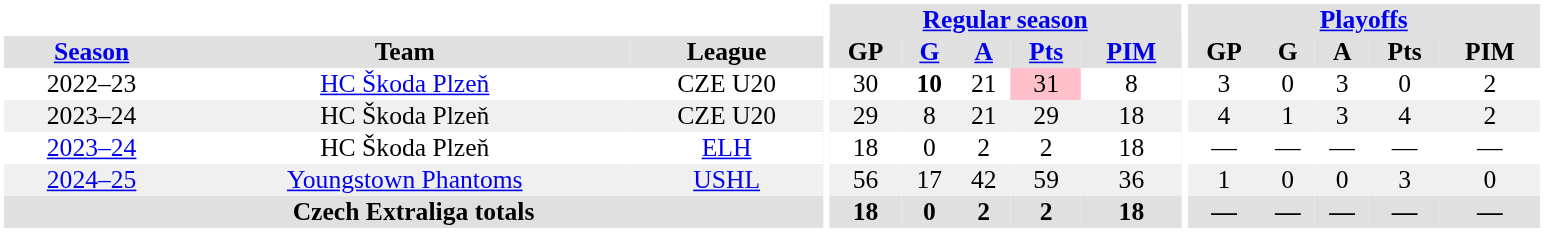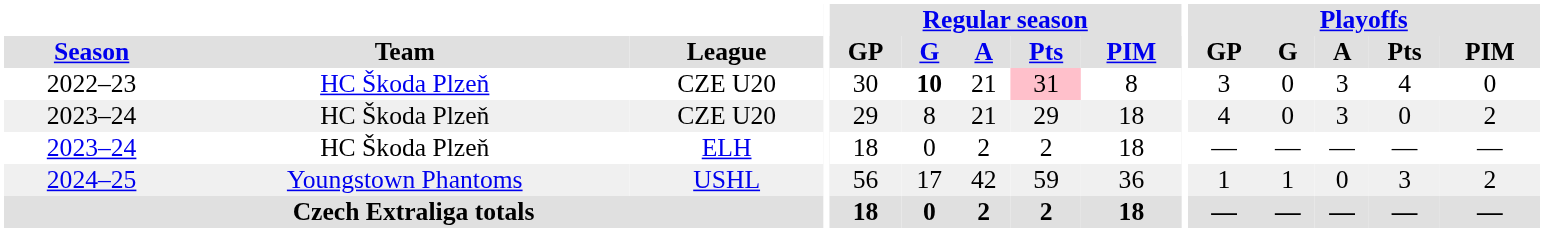(1405, 83) 0 -> (1405, 83) 4
(1490, 83) 2 -> (1490, 83) 0
(1288, 115) 1 -> (1288, 115) 0
(1405, 115) 4 -> (1405, 115) 0
(1288, 179) 0 -> (1288, 179) 1
(1490, 179) 0 -> (1490, 179) 2
